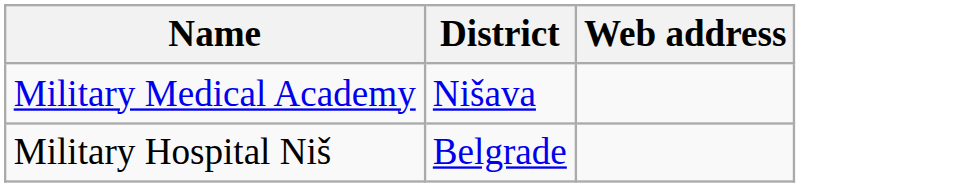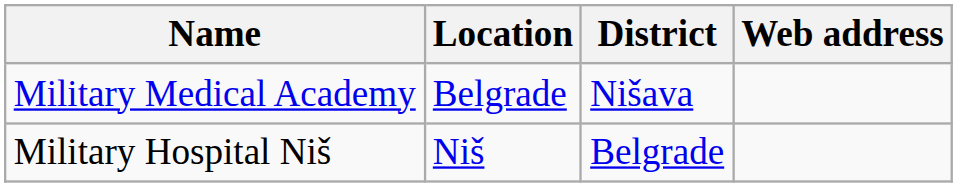+ column: (503, 33)
